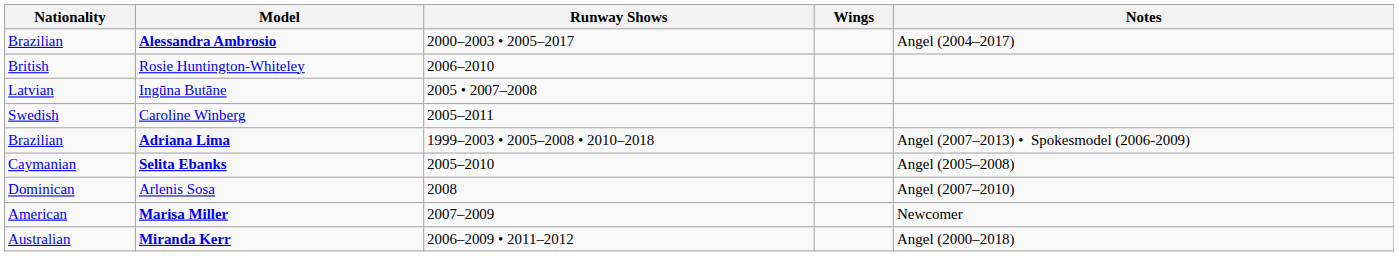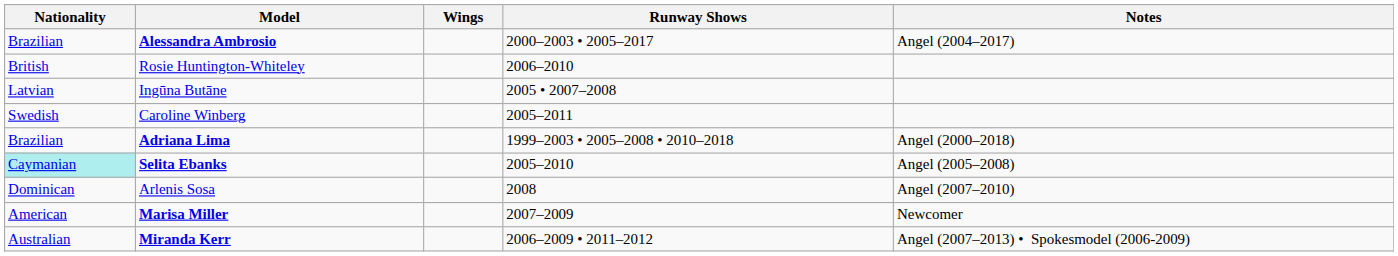columns swapped: (854, 16) <-> (619, 16)
(1044, 139) Angel (2007–2013) • Spokesmodel (2006-2009) -> (956, 139) Angel (2000–2018)
(42, 164) no background -> (42, 164) paleturquoise background
(956, 238) Angel (2000–2018) -> (1044, 238) Angel (2007–2013) • Spokesmodel (2006-2009)
